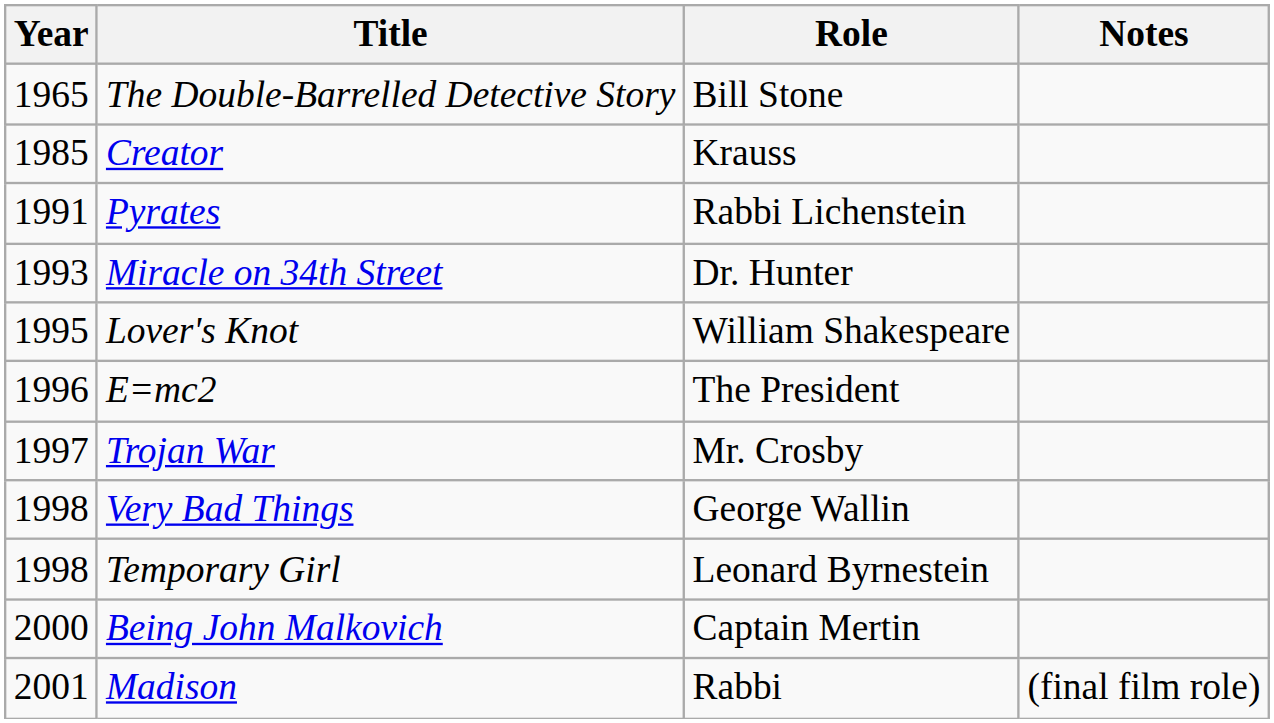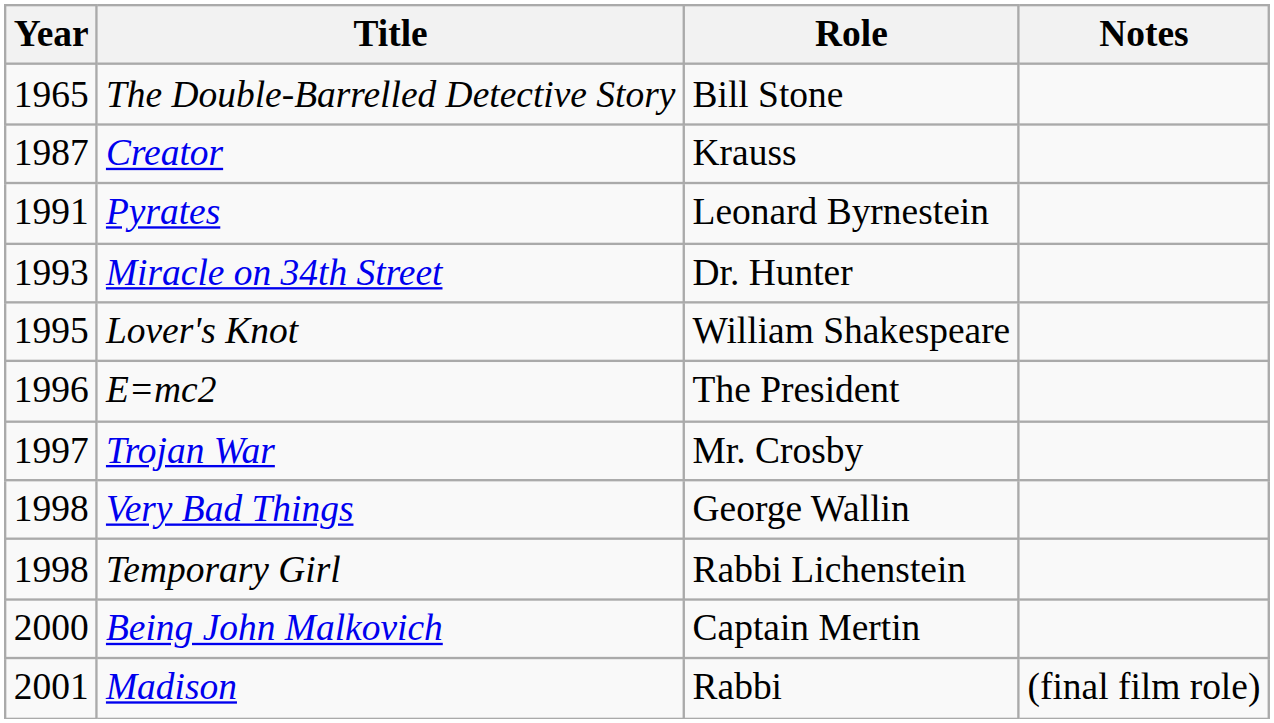(51, 152) 1985 -> (51, 152) 1987
(829, 212) Rabbi Lichenstein -> (841, 212) Leonard Byrnestein
(841, 568) Leonard Byrnestein -> (829, 568) Rabbi Lichenstein
